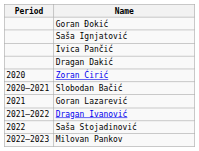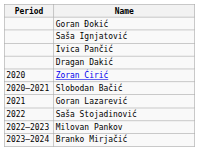- row: (92, 114)
+ row: (92, 140)
